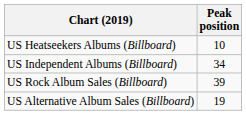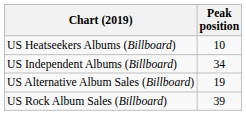rows swapped: (87, 82) <-> (101, 100)
